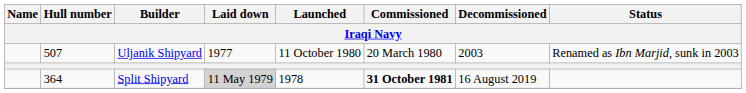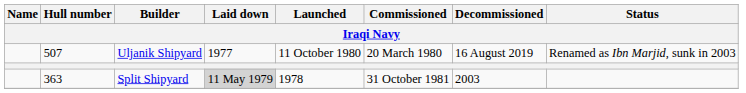(471, 53) 2003 -> (494, 53) 16 August 2019
(53, 78) 364 -> (53, 78) 363
(410, 78) bold -> (408, 78) normal
(497, 78) 16 August 2019 -> (467, 78) 2003
